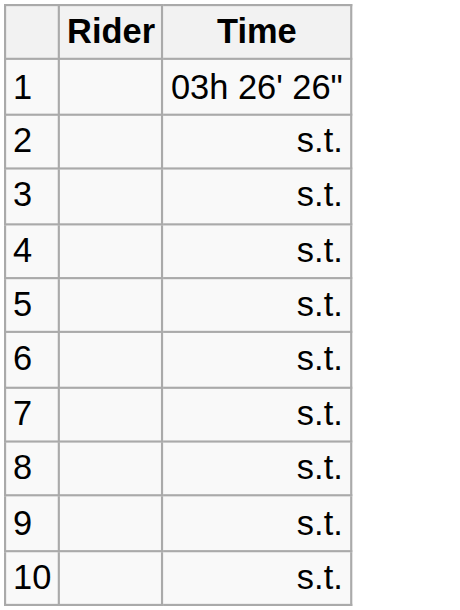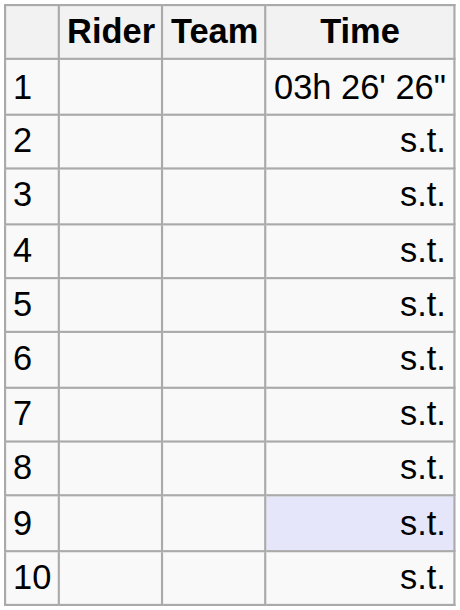+ column: (215, 31)
(320, 522) no background -> (423, 522) lavender background
